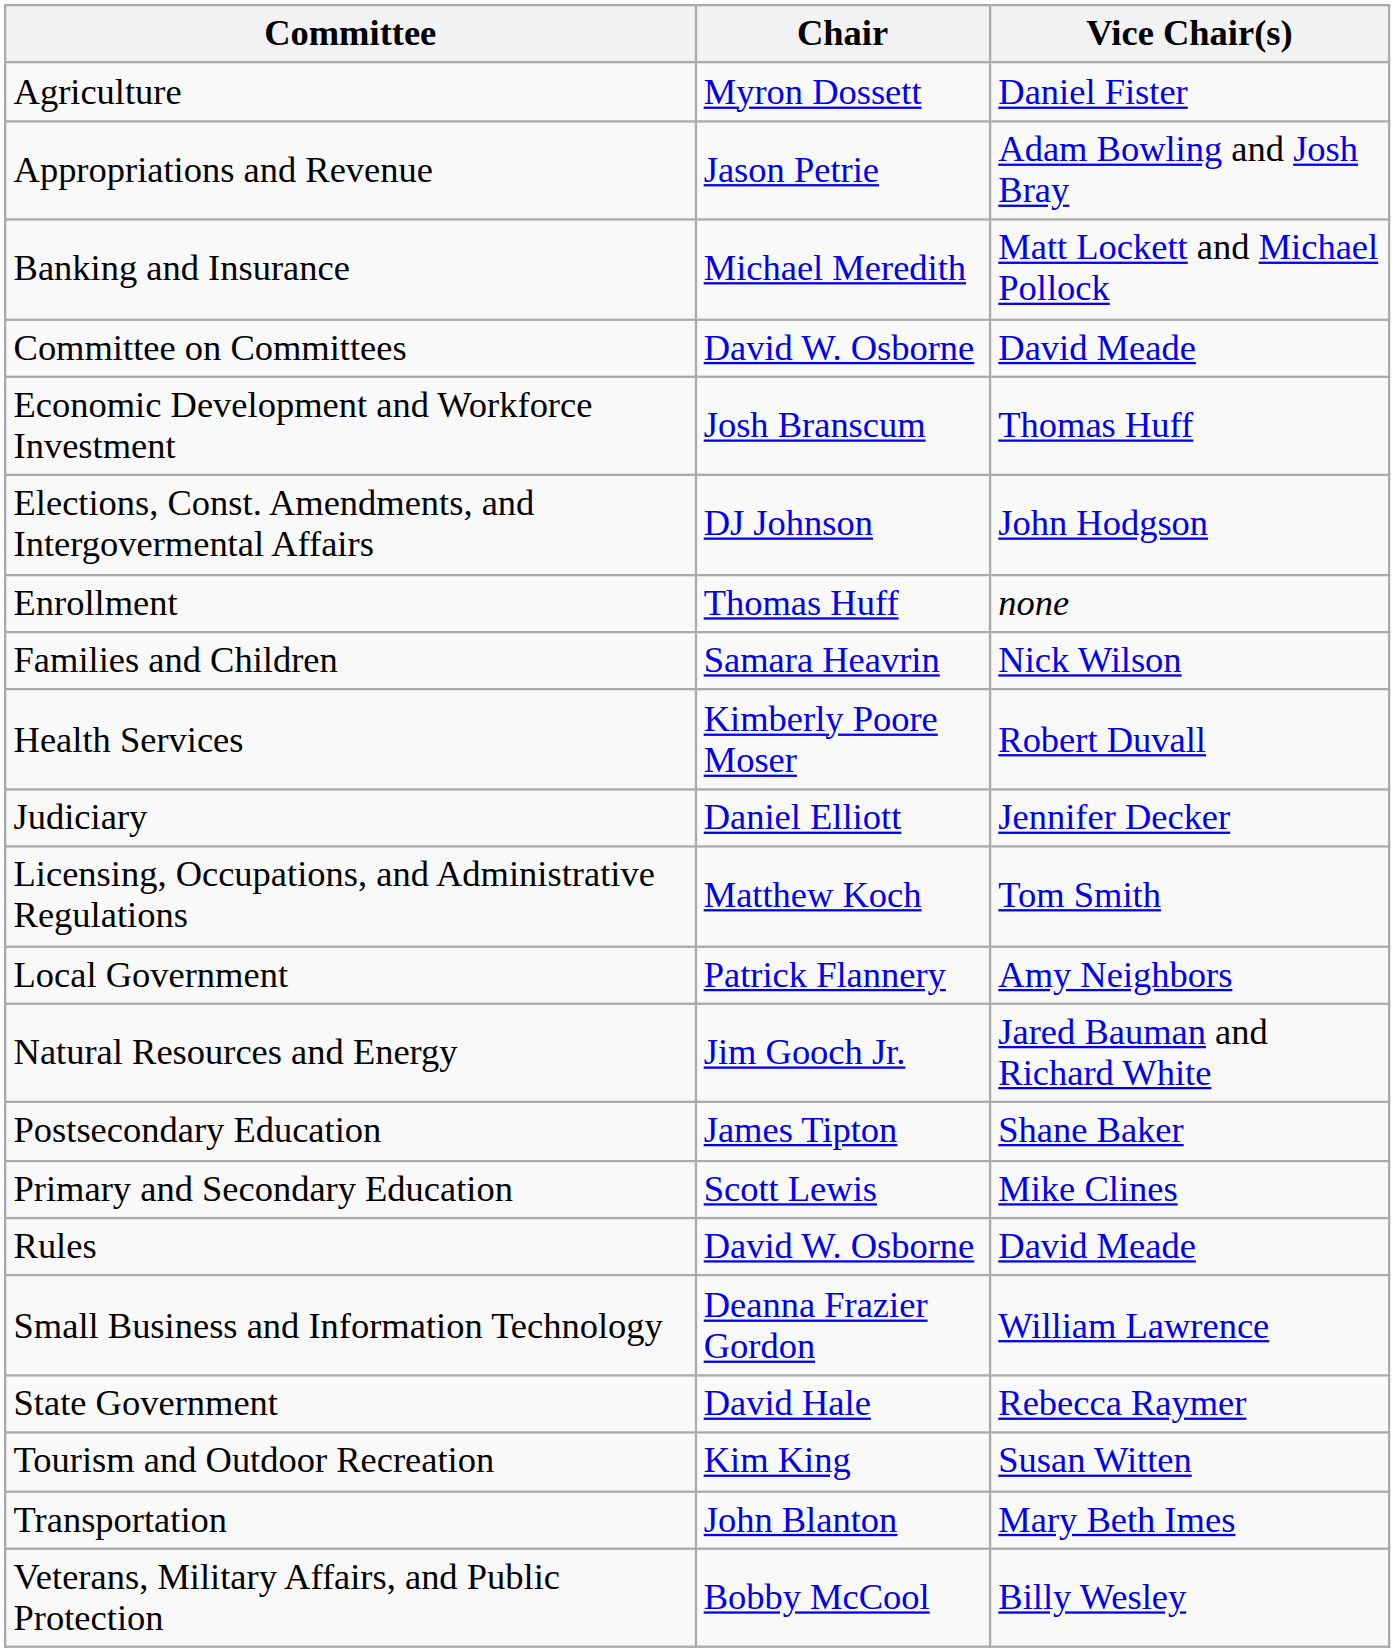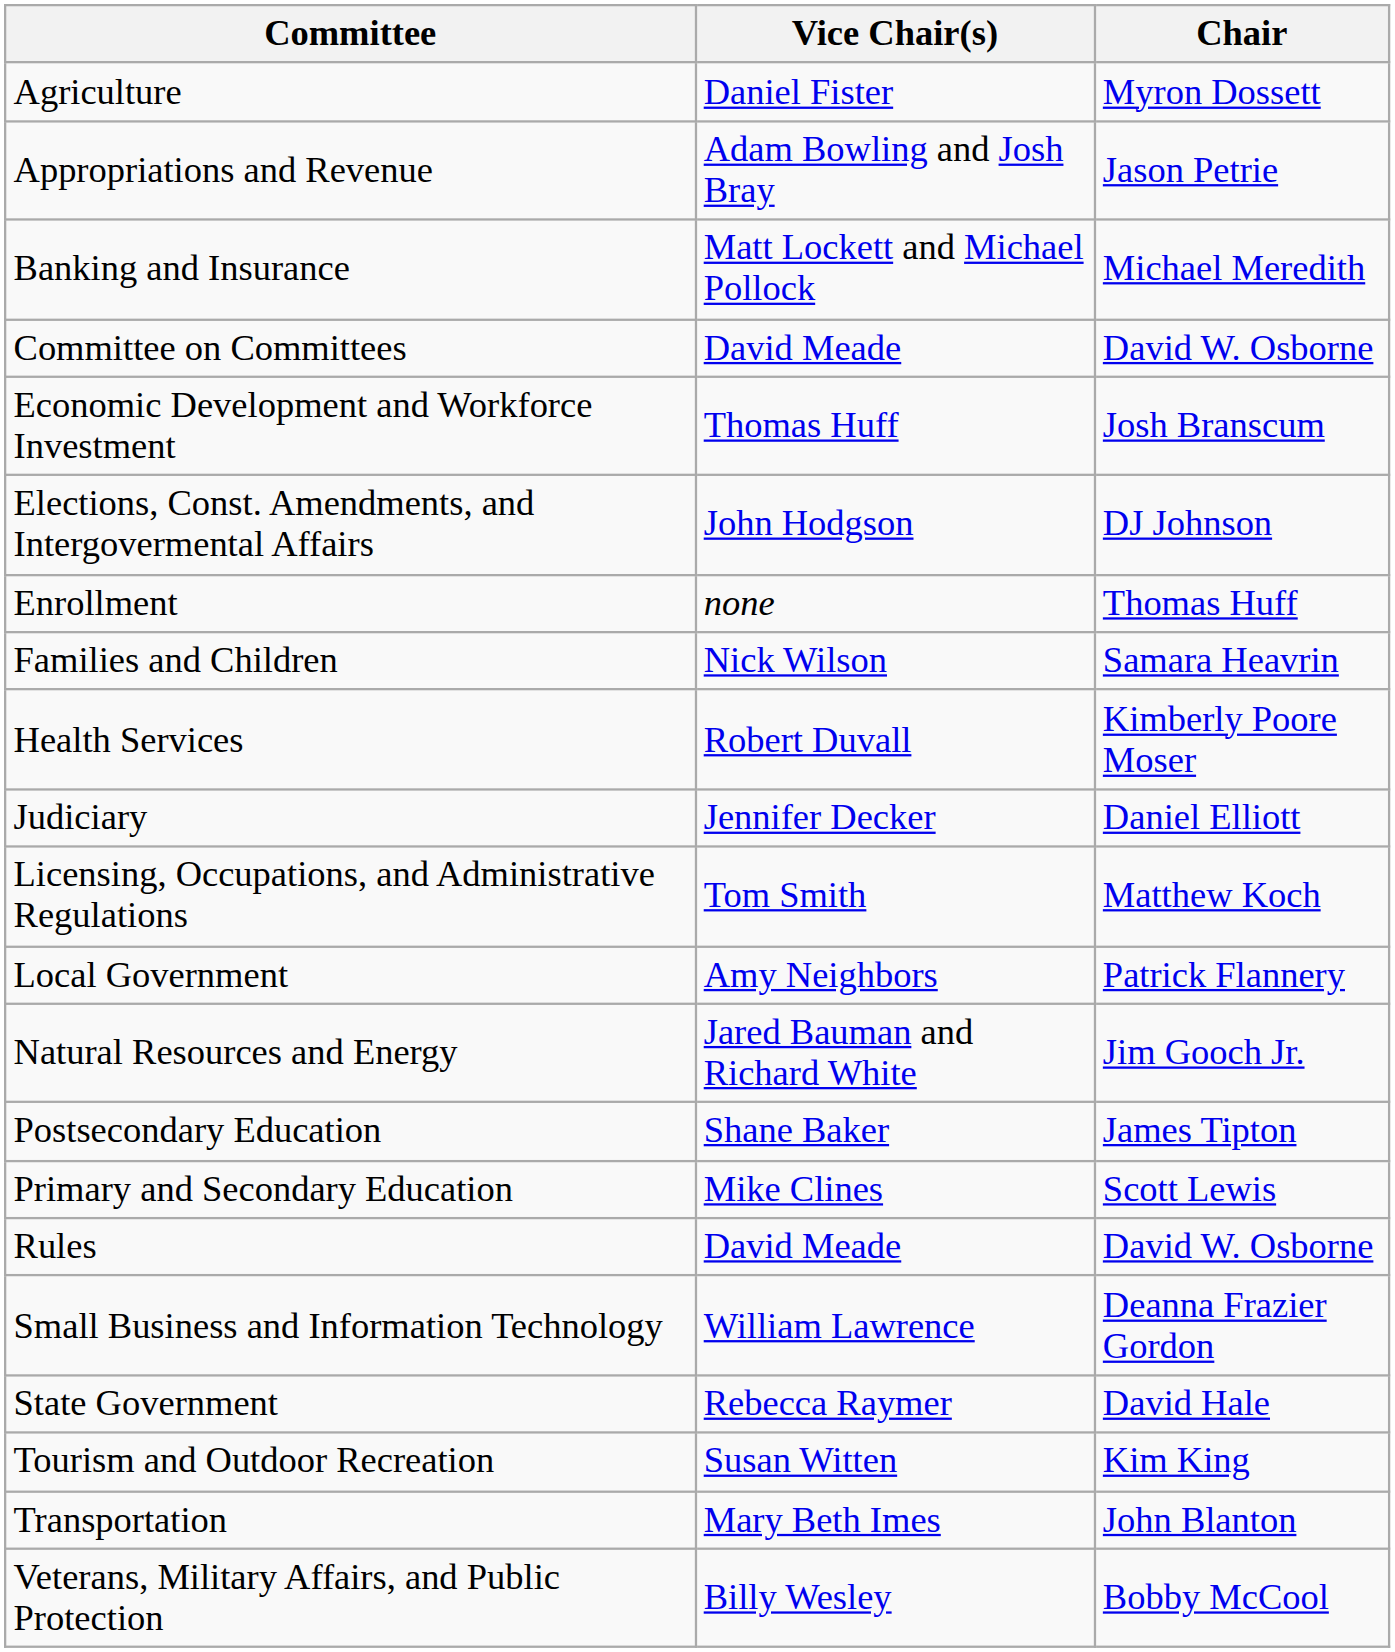columns swapped: (843, 33) <-> (1189, 33)
